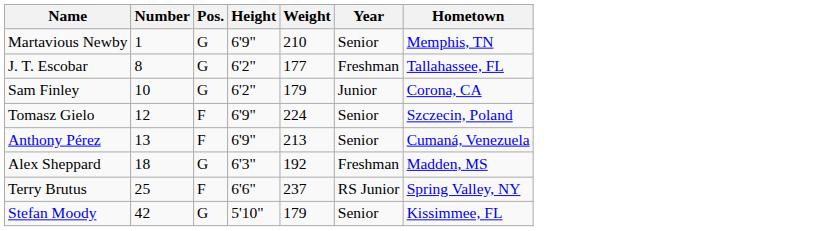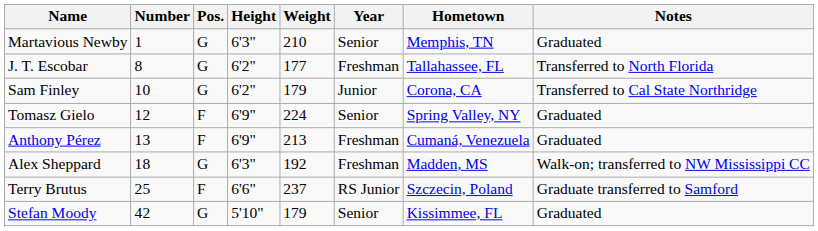+ column: (673, 16)
(244, 41) 6'9" -> (244, 41) 6'3"
(460, 115) Szczecin, Poland -> (464, 115) Spring Valley, NY
(358, 139) Senior -> (368, 139) Freshman
(464, 189) Spring Valley, NY -> (460, 189) Szczecin, Poland
